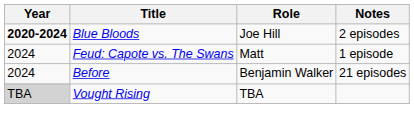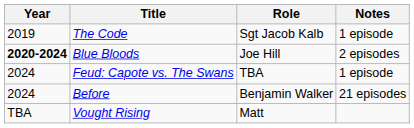+ row: (100, 34)
(252, 53) Matt -> (252, 73) TBA
(19, 93) lightgrey background -> (19, 113) no background
(252, 93) TBA -> (252, 113) Matt
